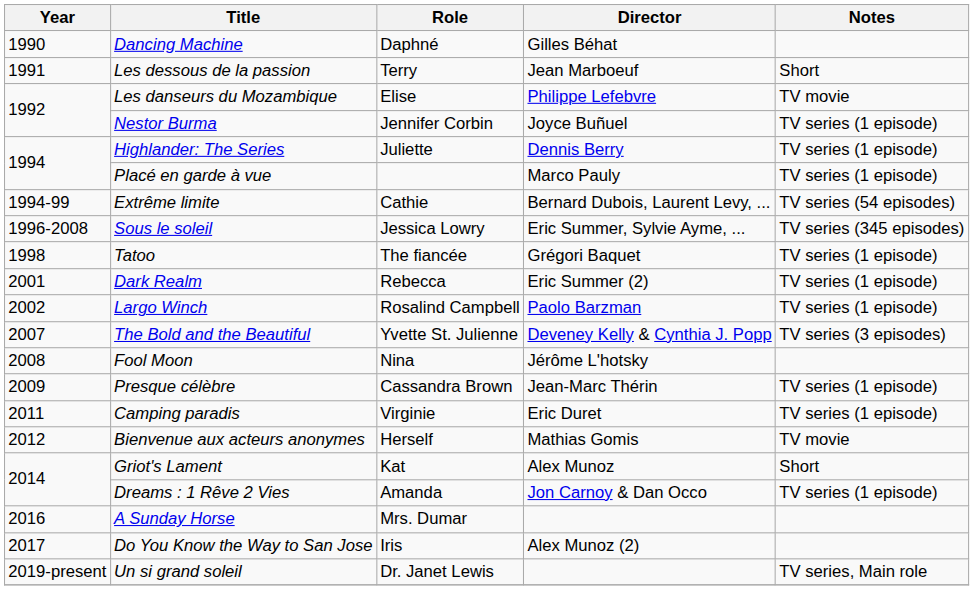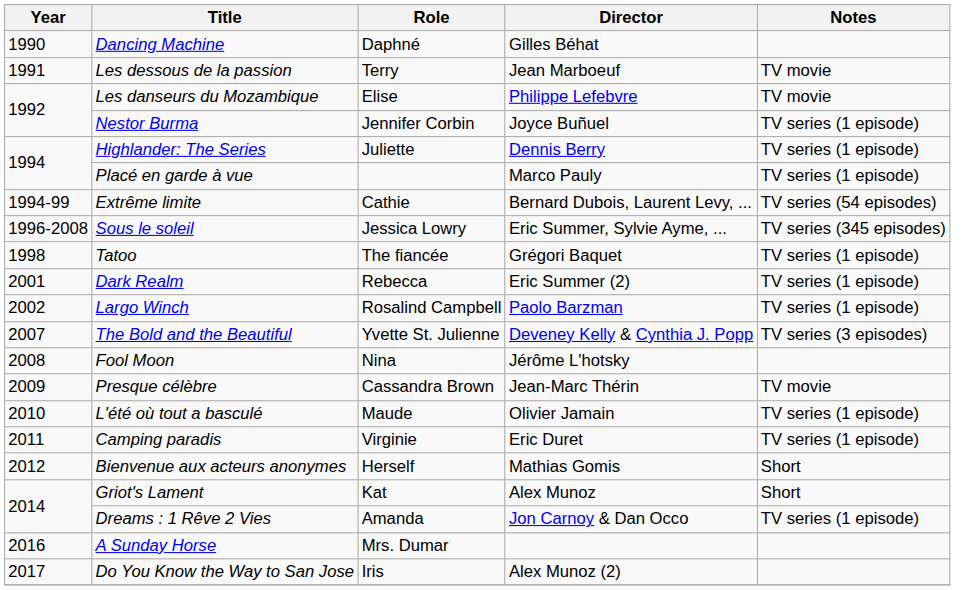(799, 70) Short -> (796, 70) TV movie
(858, 387) TV series (1 episode) -> (796, 387) TV movie
+ row: (179, 413)
(814, 439) TV movie -> (781, 466) Short
- row: (178, 571)
